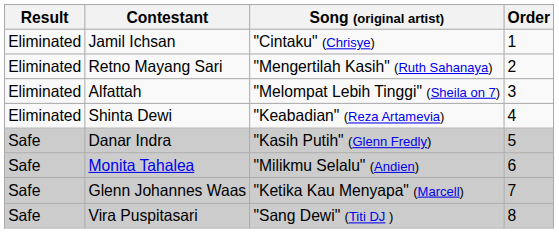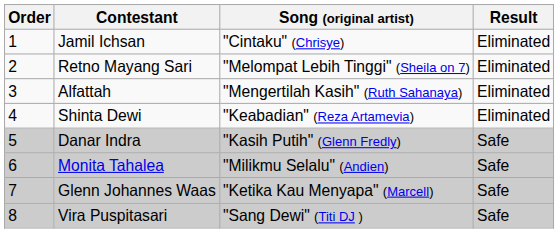columns swapped: (529, 17) <-> (45, 17)
(373, 67) "Mengertilah Kasih" (Ruth Sahanaya) -> (346, 67) "Melompat Lebih Tinggi" (Sheila on 7)
(377, 91) "Melompat Lebih Tinggi" (Sheila on 7) -> (343, 91) "Mengertilah Kasih" (Ruth Sahanaya)
